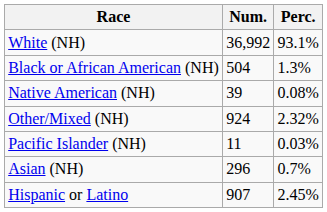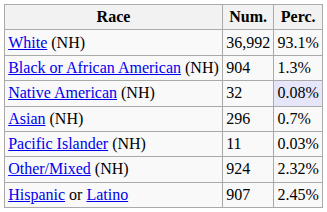(238, 67) 504 -> (238, 67) 904
(234, 93) 39 -> (234, 93) 32
(298, 93) no background -> (298, 93) lavender background
rows swapped: (46, 169) <-> (68, 118)
